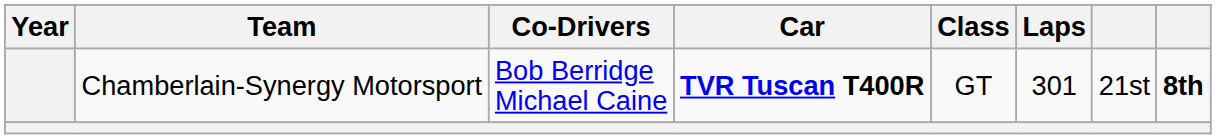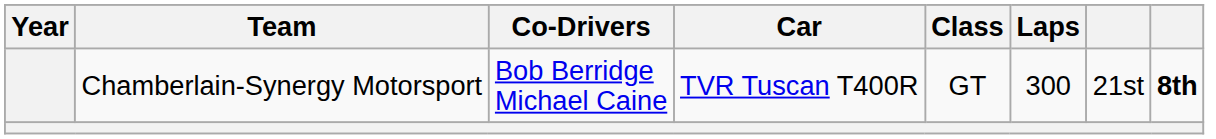(802, 85) bold -> (799, 85) normal
(1054, 85) 301 -> (1048, 85) 300
